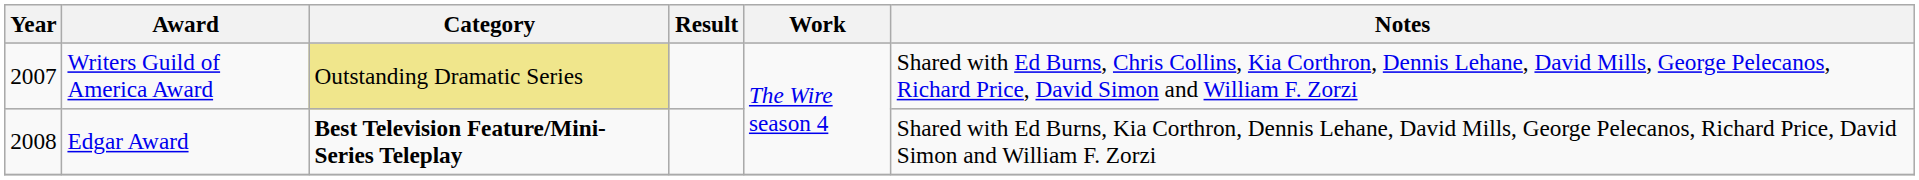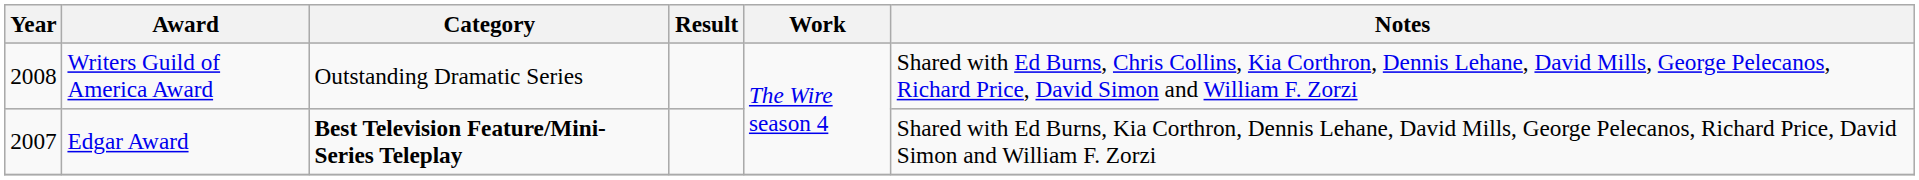(33, 75) 2007 -> (33, 75) 2008
(449, 75) khaki background -> (449, 75) no background
(33, 141) 2008 -> (33, 141) 2007
